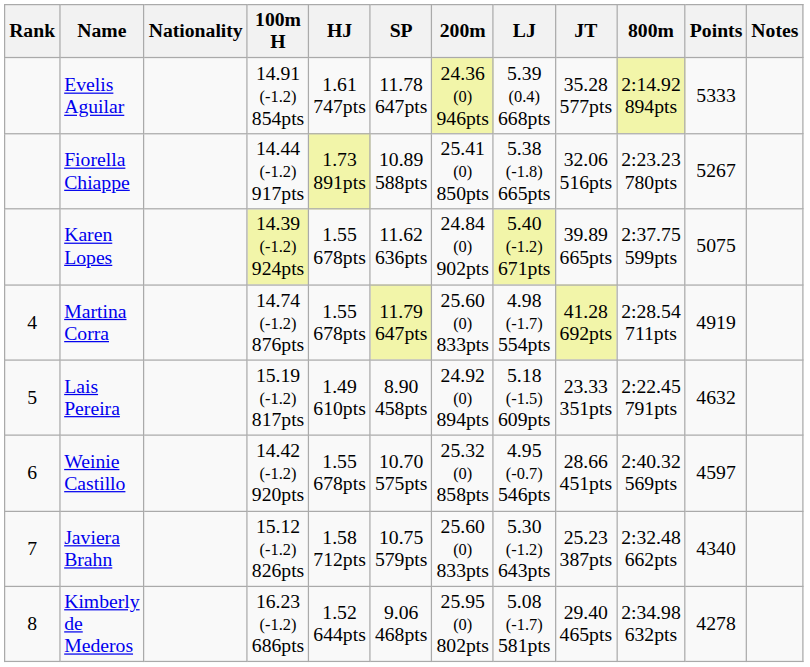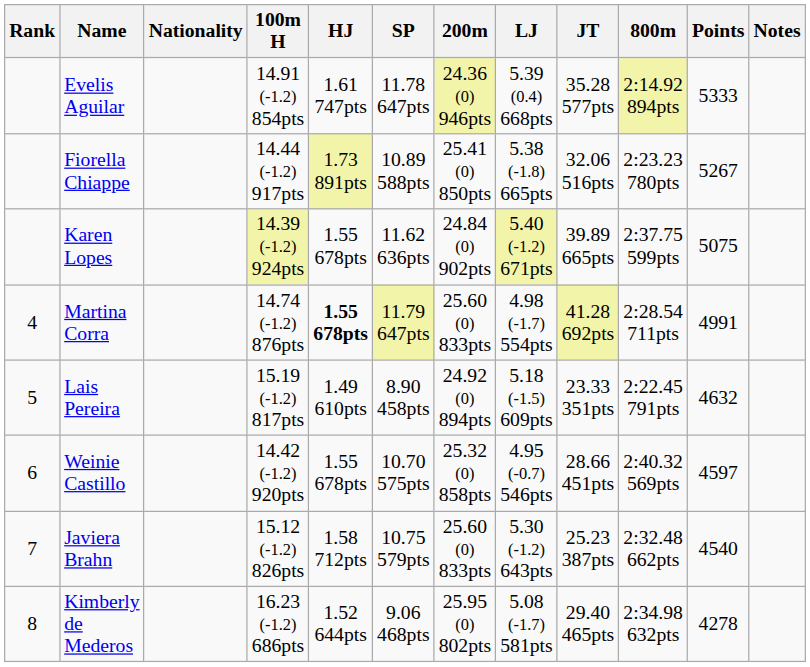(340, 322) normal -> (341, 322) bold
(716, 322) 4919 -> (718, 322) 4991
(716, 548) 4340 -> (718, 548) 4540
